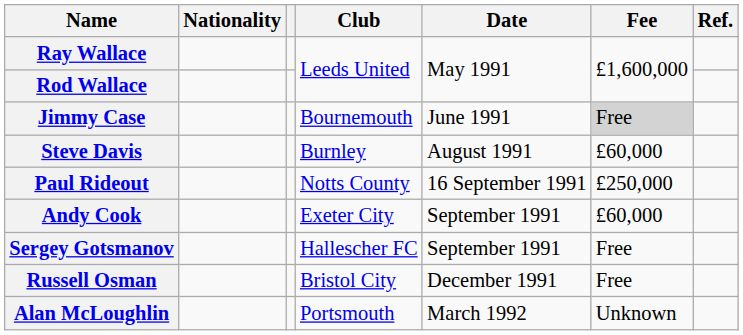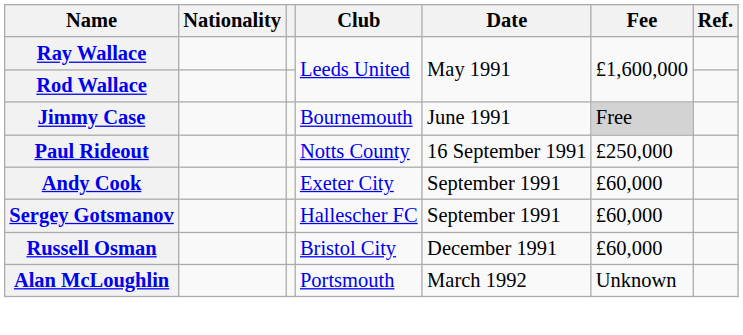- row: (92, 150)
(614, 248) Free -> (629, 215) £60,000
(614, 280) Free -> (629, 248) £60,000
